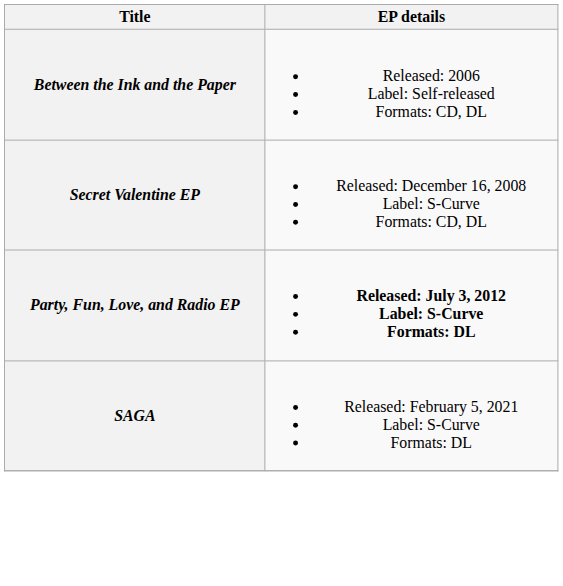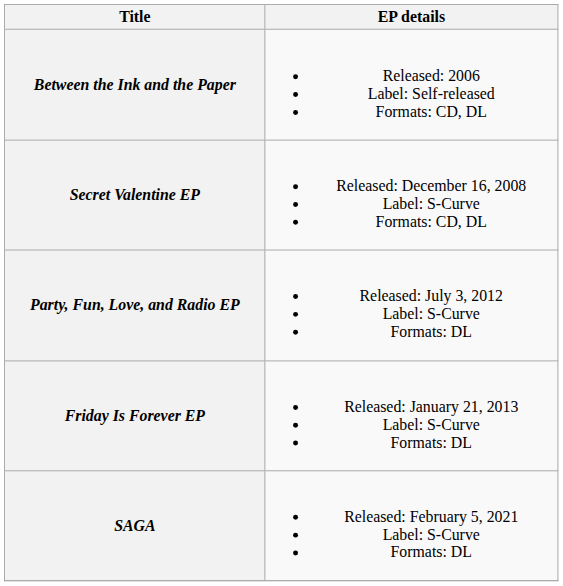(411, 314) bold -> (411, 314) normal
+ row: (135, 415)
